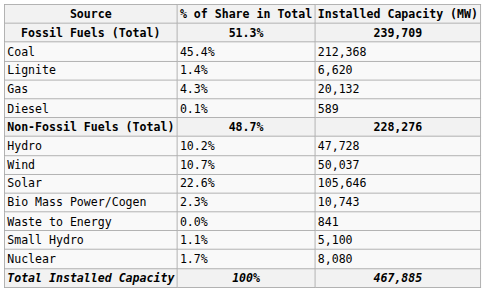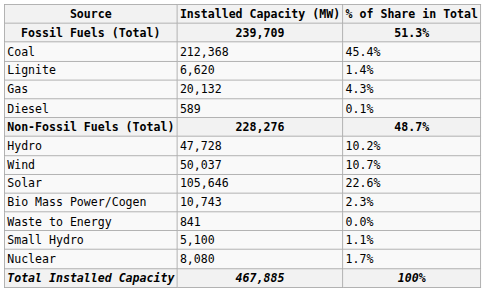columns swapped: (398, 33) <-> (246, 33)
